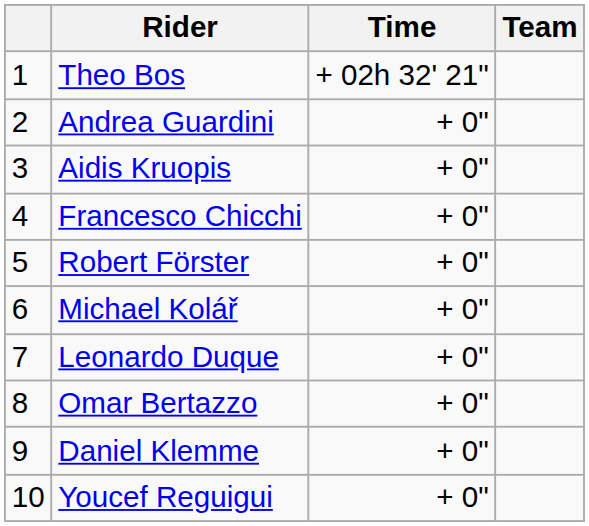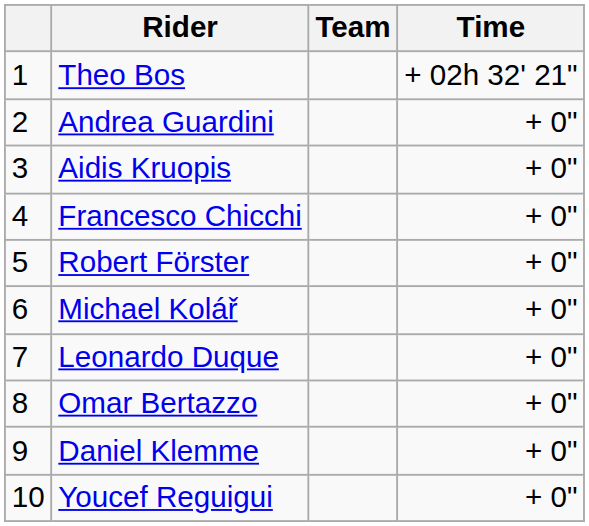columns swapped: (540, 27) <-> (402, 27)
